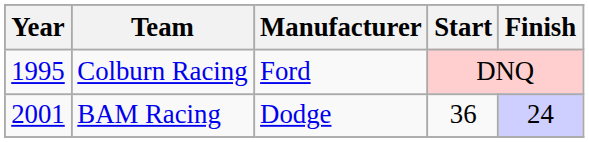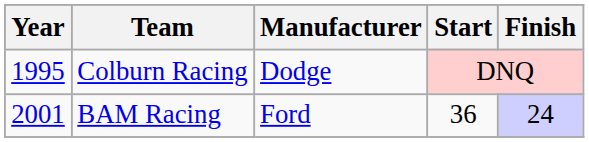(285, 71) Ford -> (296, 71) Dodge
(296, 115) Dodge -> (285, 115) Ford
